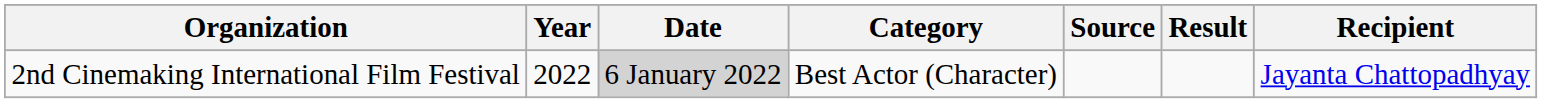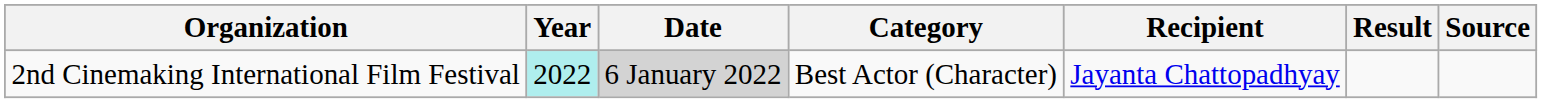columns swapped: (1395, 27) <-> (1113, 27)
(562, 73) no background -> (562, 73) paleturquoise background
